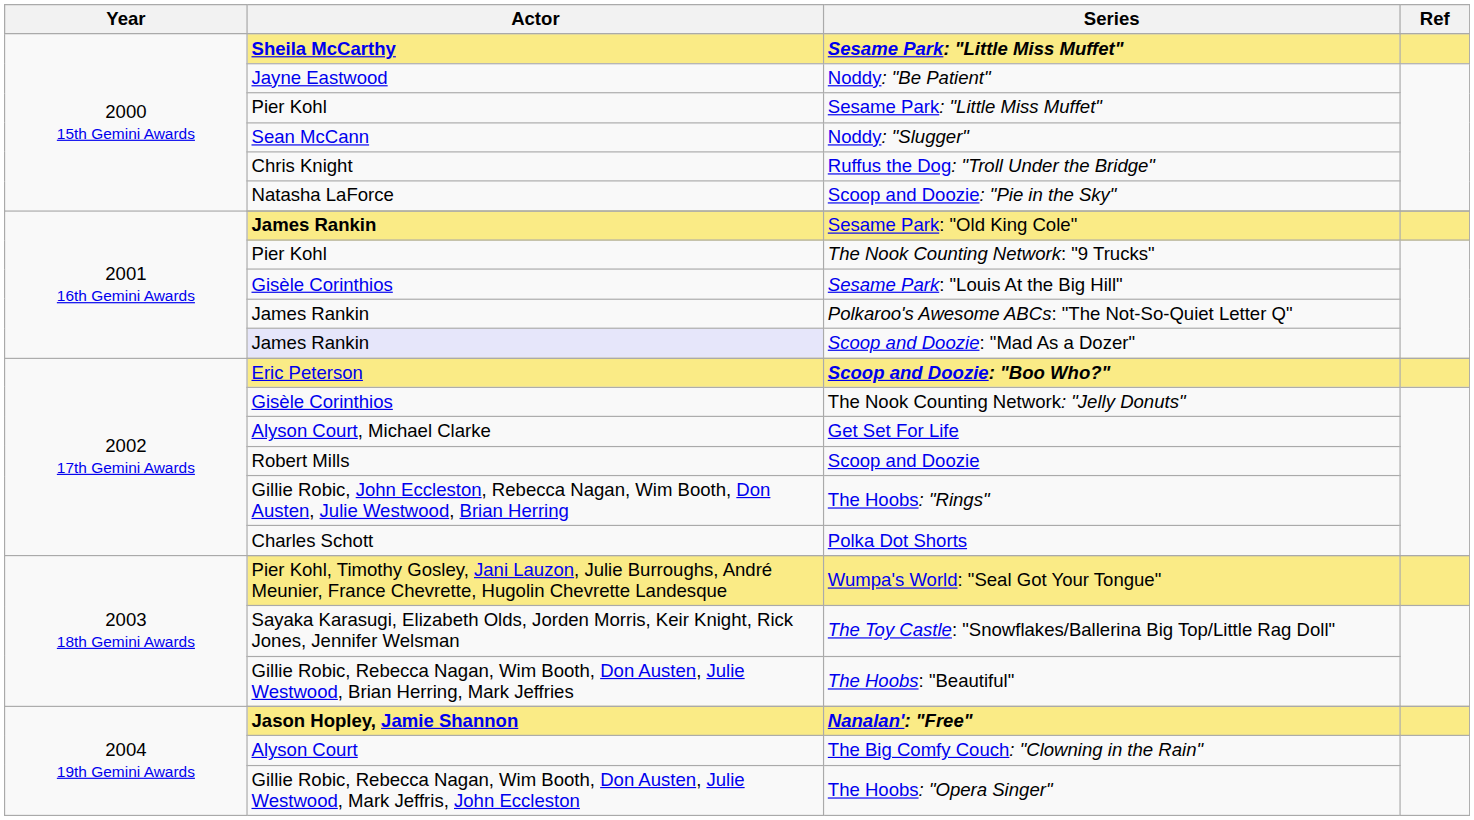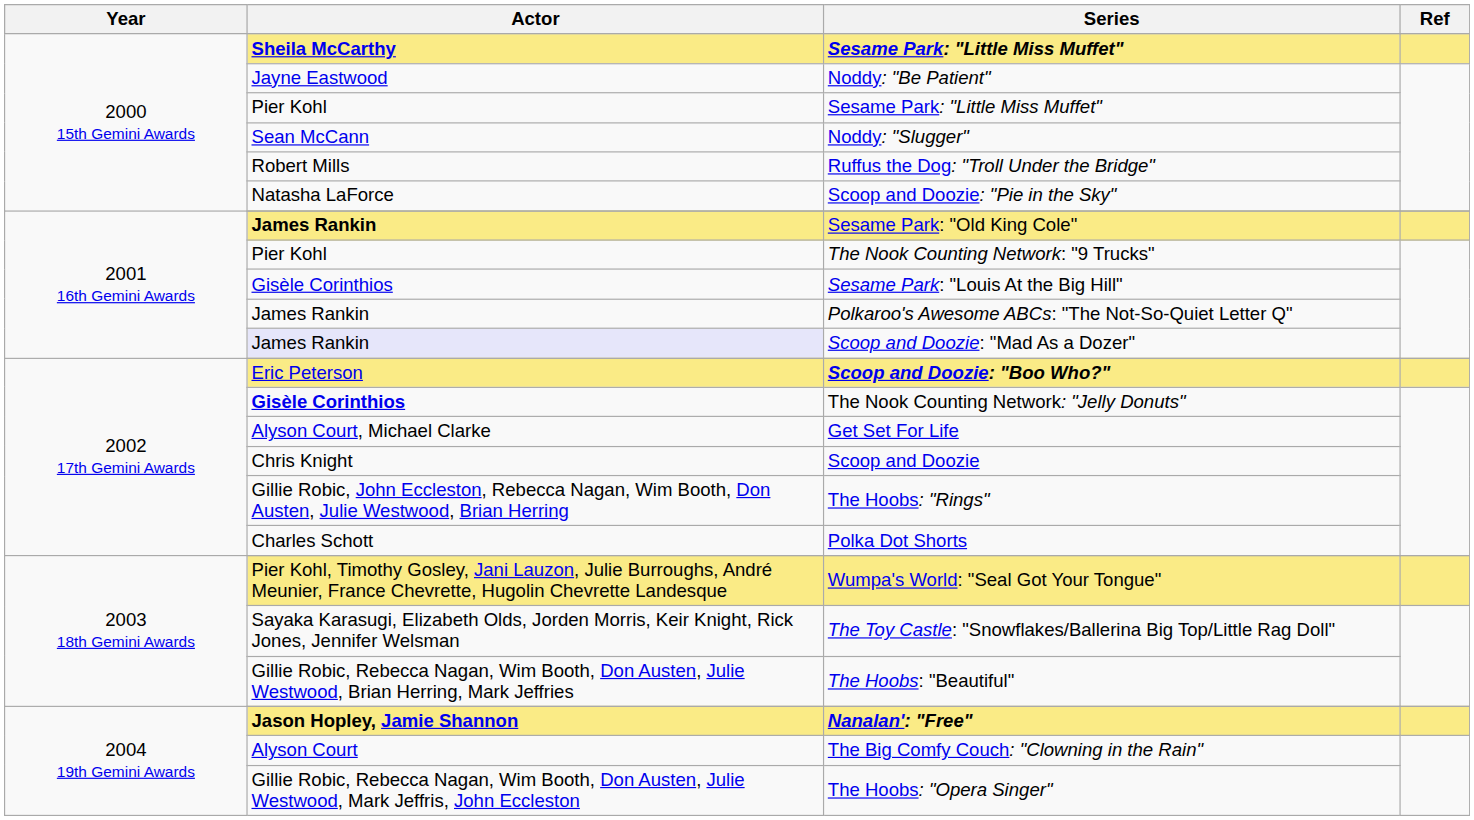(302, 166) Chris Knight -> (300, 166) Robert Mills
(322, 401) normal -> (328, 401) bold
(300, 460) Robert Mills -> (302, 460) Chris Knight
